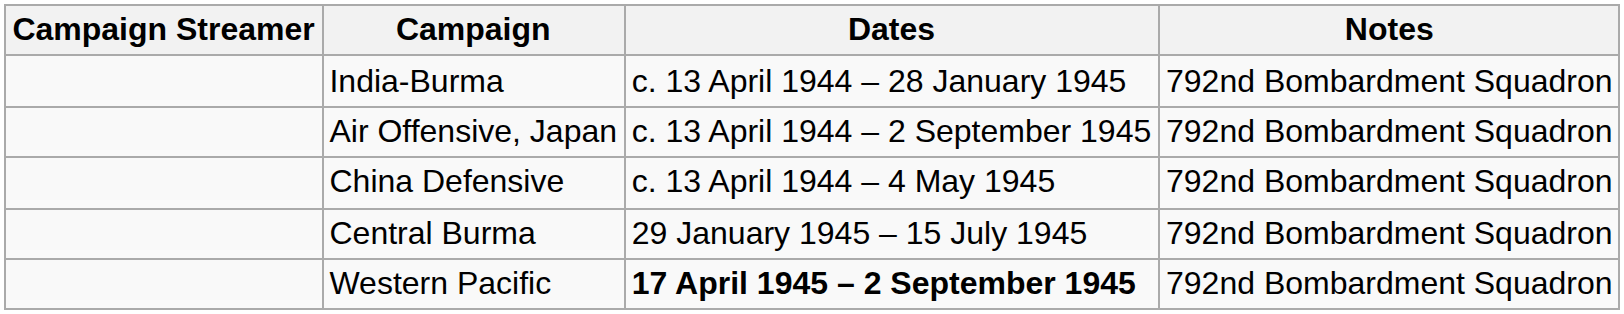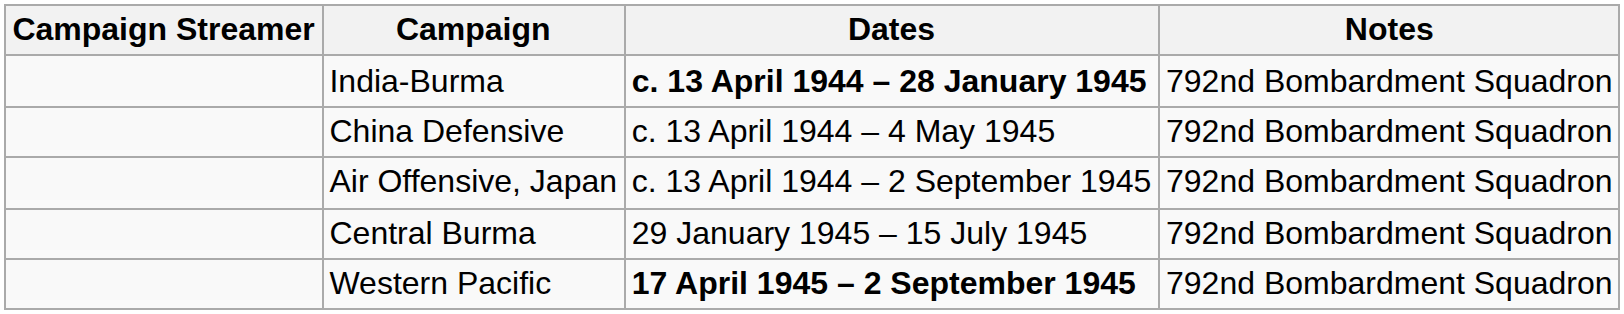(879, 80) normal -> (889, 80) bold
rows swapped: (447, 182) <-> (473, 131)
